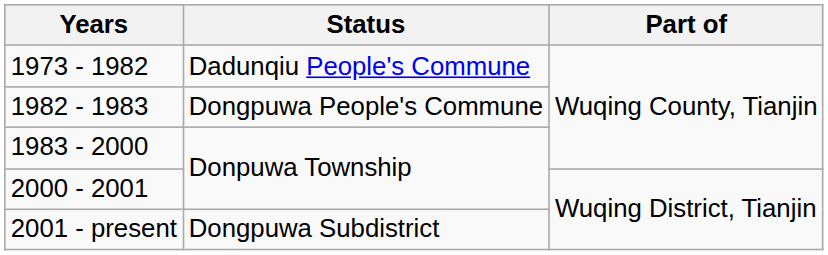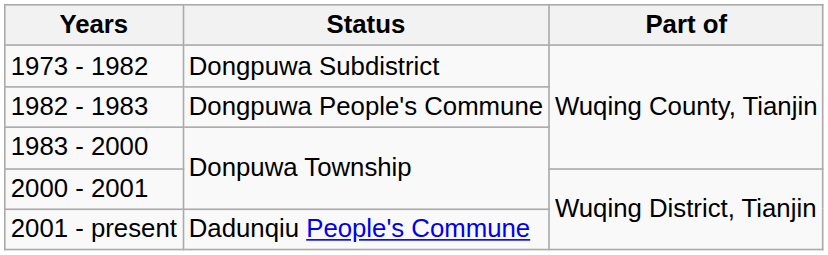(359, 65) Dadunqiu People's Commune -> (314, 65) Dongpuwa Subdistrict
(314, 229) Dongpuwa Subdistrict -> (359, 229) Dadunqiu People's Commune
